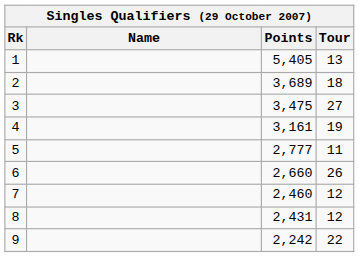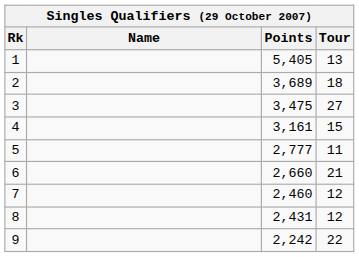(335, 128) 19 -> (335, 128) 15
(335, 173) 26 -> (335, 173) 21
